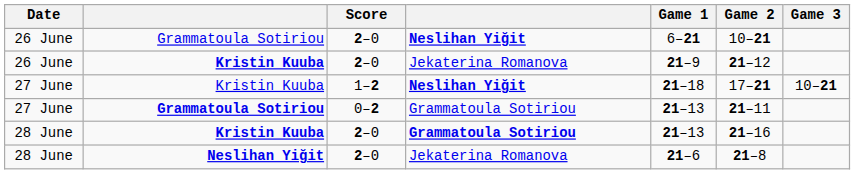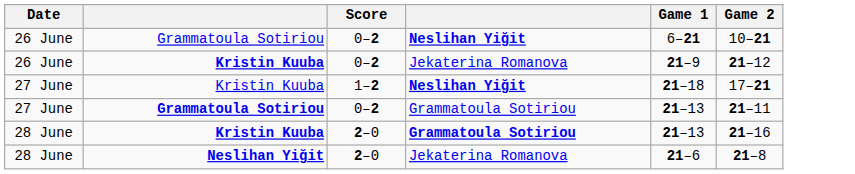- column: (816, 16)
(367, 39) 2–0 -> (367, 39) 0–2
(367, 63) 2–0 -> (367, 63) 0–2
